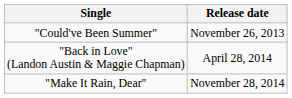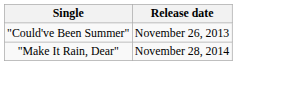- row: (96, 58)
